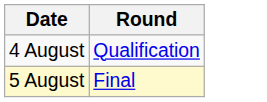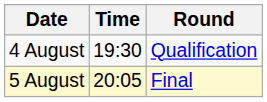+ column: (118, 19)
